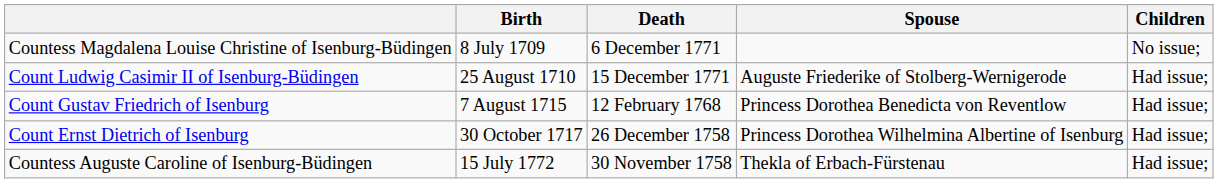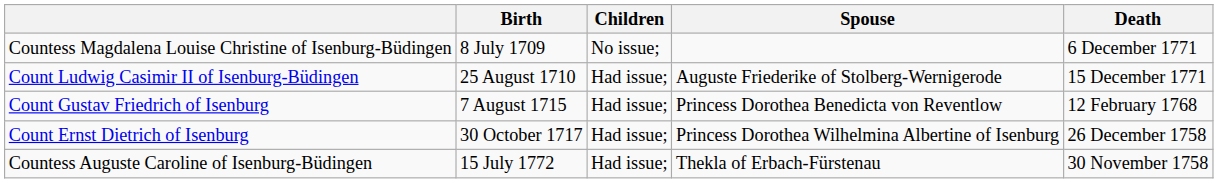columns swapped: (662, 18) <-> (1170, 18)
